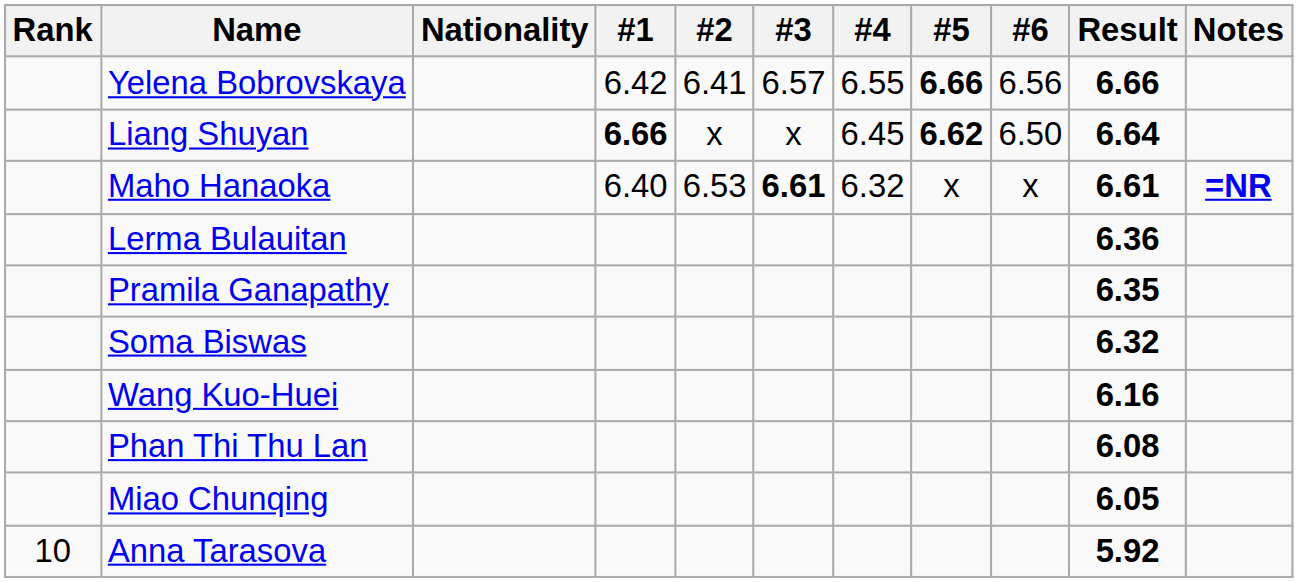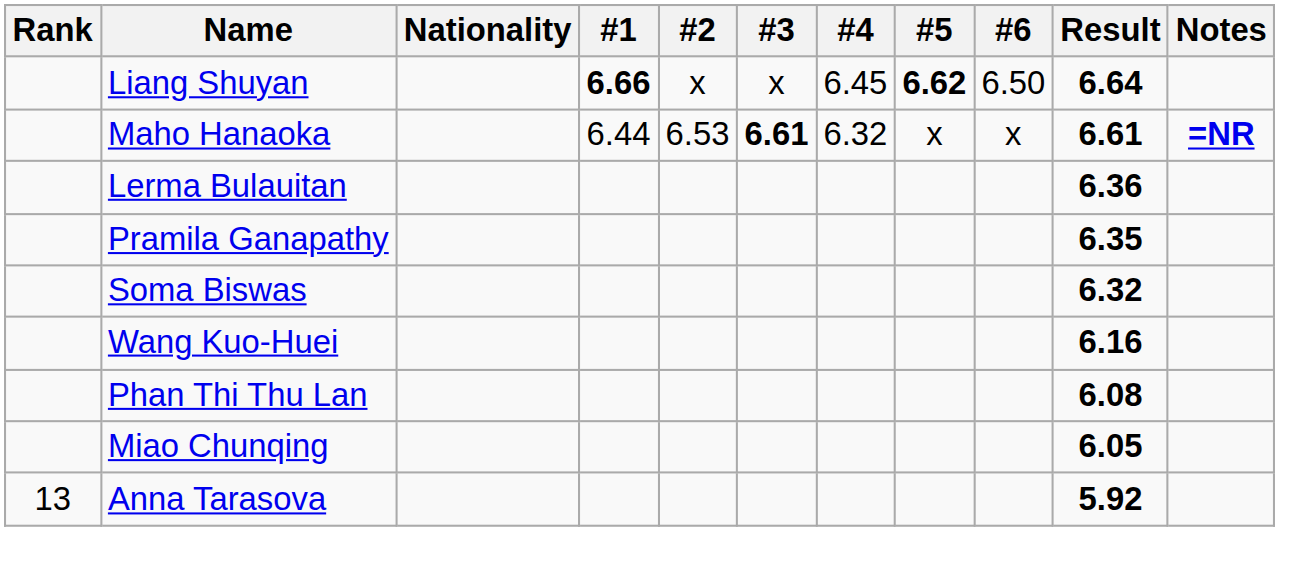- row: (257, 82)
(636, 186) 6.40 -> (619, 134) 6.44
(53, 550) 10 -> (53, 498) 13
